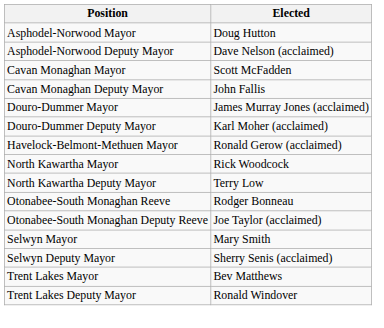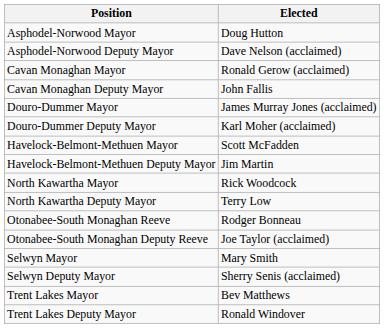(252, 70) Scott McFadden -> (285, 70) Ronald Gerow (acclaimed)
(278, 145) Ronald Gerow (acclaimed) -> (260, 145) Scott McFadden
+ row: (111, 164)
